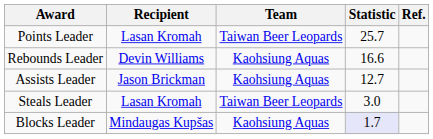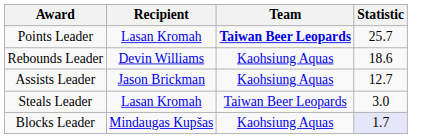- column: (414, 15)
(281, 36) normal -> (285, 36) bold
(372, 58) 16.6 -> (381, 58) 18.6
